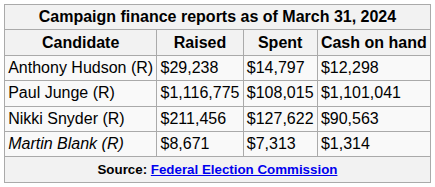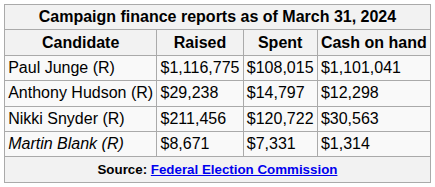rows swapped: (81, 67) <-> (62, 93)
(280, 118) $127,622 -> (280, 118) $120,722
(350, 118) $90,563 -> (350, 118) $30,563
(271, 144) $7,313 -> (271, 144) $7,331
